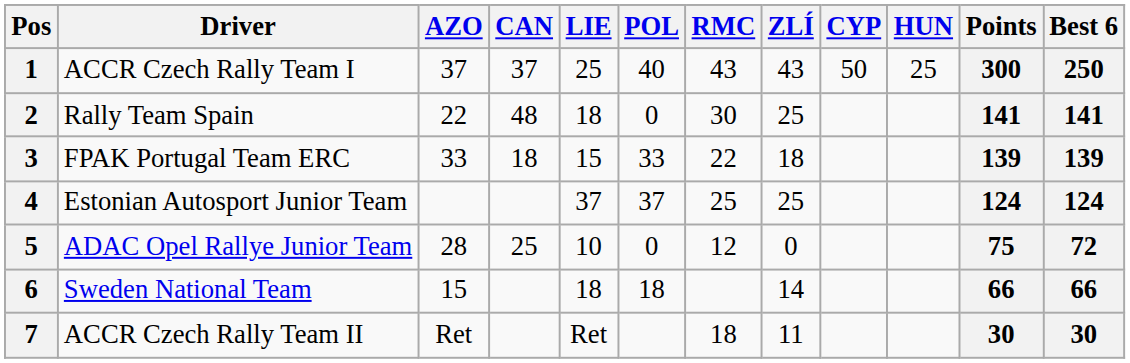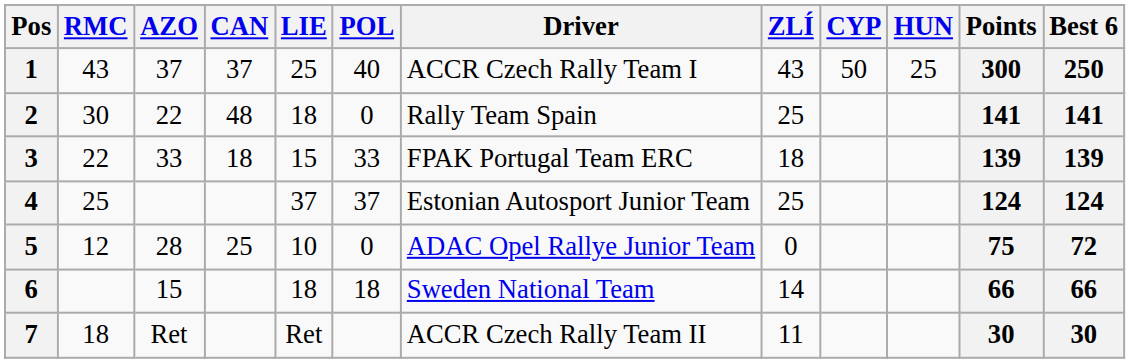columns swapped: (238, 26) <-> (723, 26)
